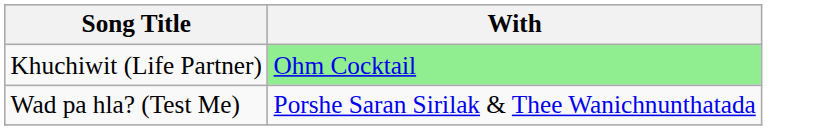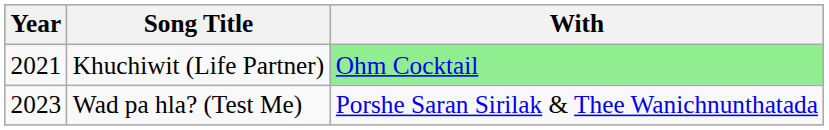+ column: (36, 24)
